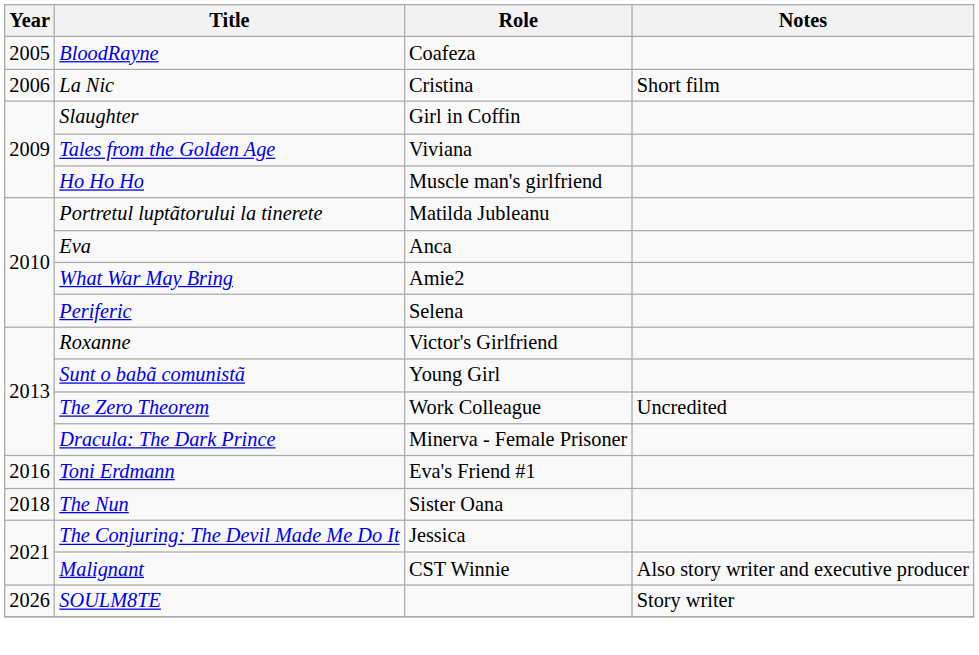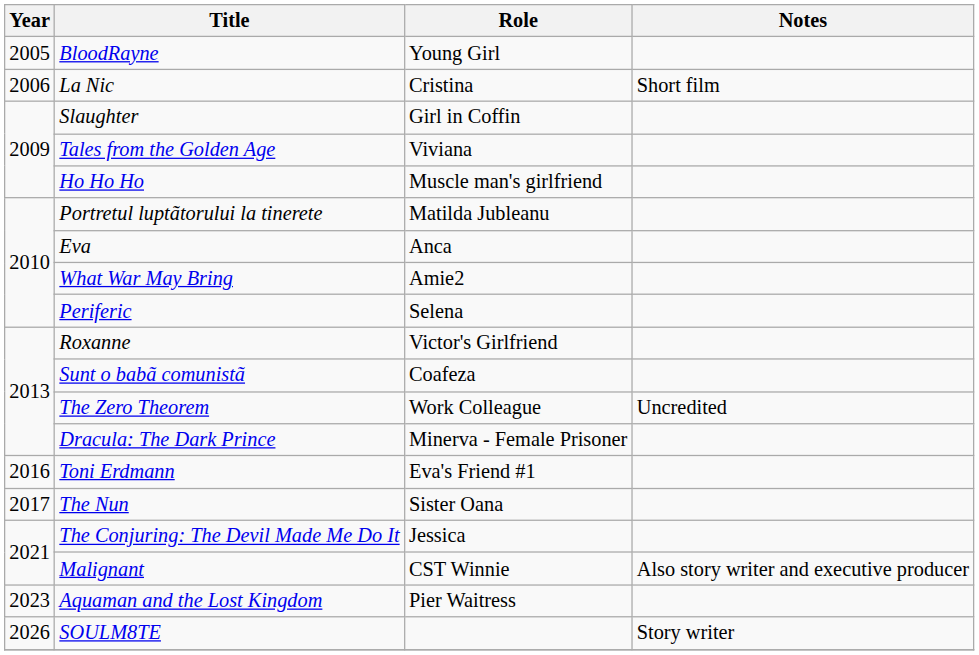(442, 52) Coafeza -> (455, 52) Young Girl
(455, 375) Young Girl -> (442, 375) Coafeza
(30, 504) 2018 -> (30, 504) 2017
+ row: (191, 600)
